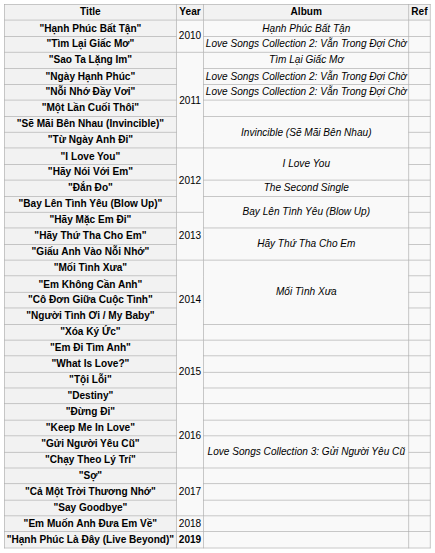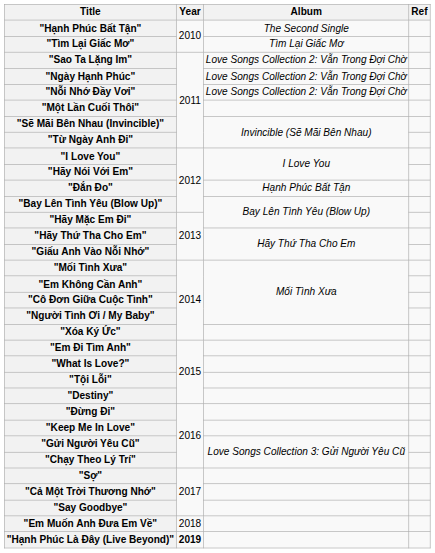(306, 28) Hạnh Phúc Bất Tận -> (306, 28) The Second Single
(306, 44) Love Songs Collection 2: Vẫn Trong Đợi Chờ -> (306, 44) Tìm Lại Giấc Mơ
(306, 60) Tìm Lại Giấc Mơ -> (306, 60) Love Songs Collection 2: Vẫn Trong Đợi Chờ
(306, 188) The Second Single -> (306, 188) Hạnh Phúc Bất Tận
